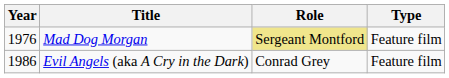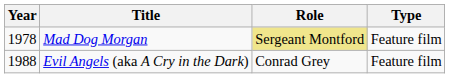(22, 38) 1976 -> (22, 38) 1978
(22, 61) 1986 -> (22, 61) 1988
